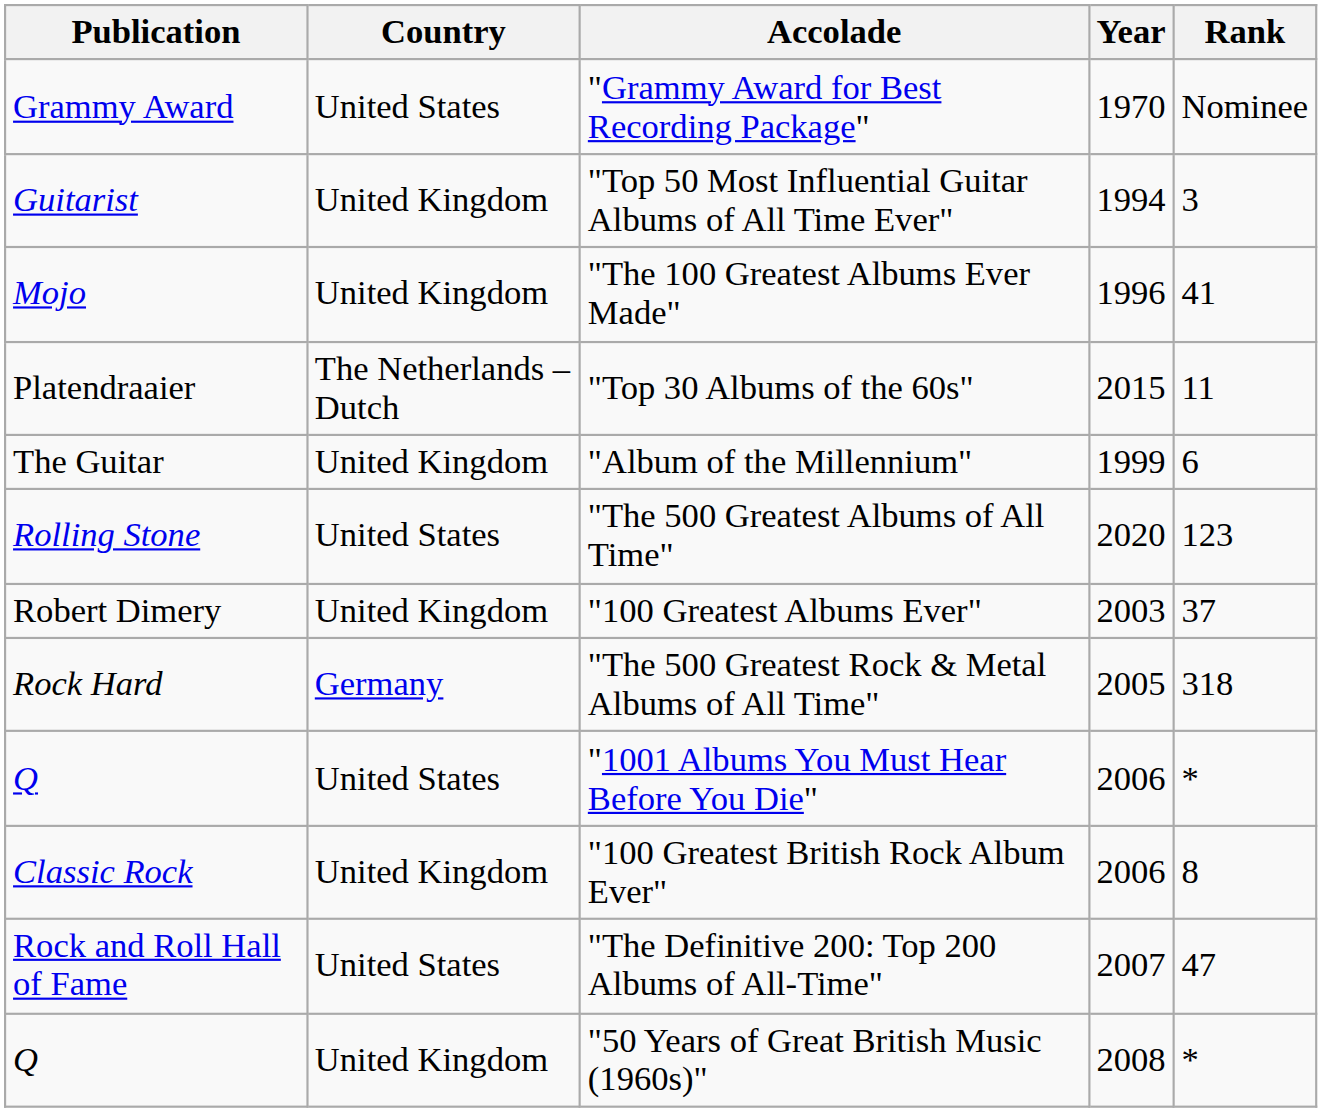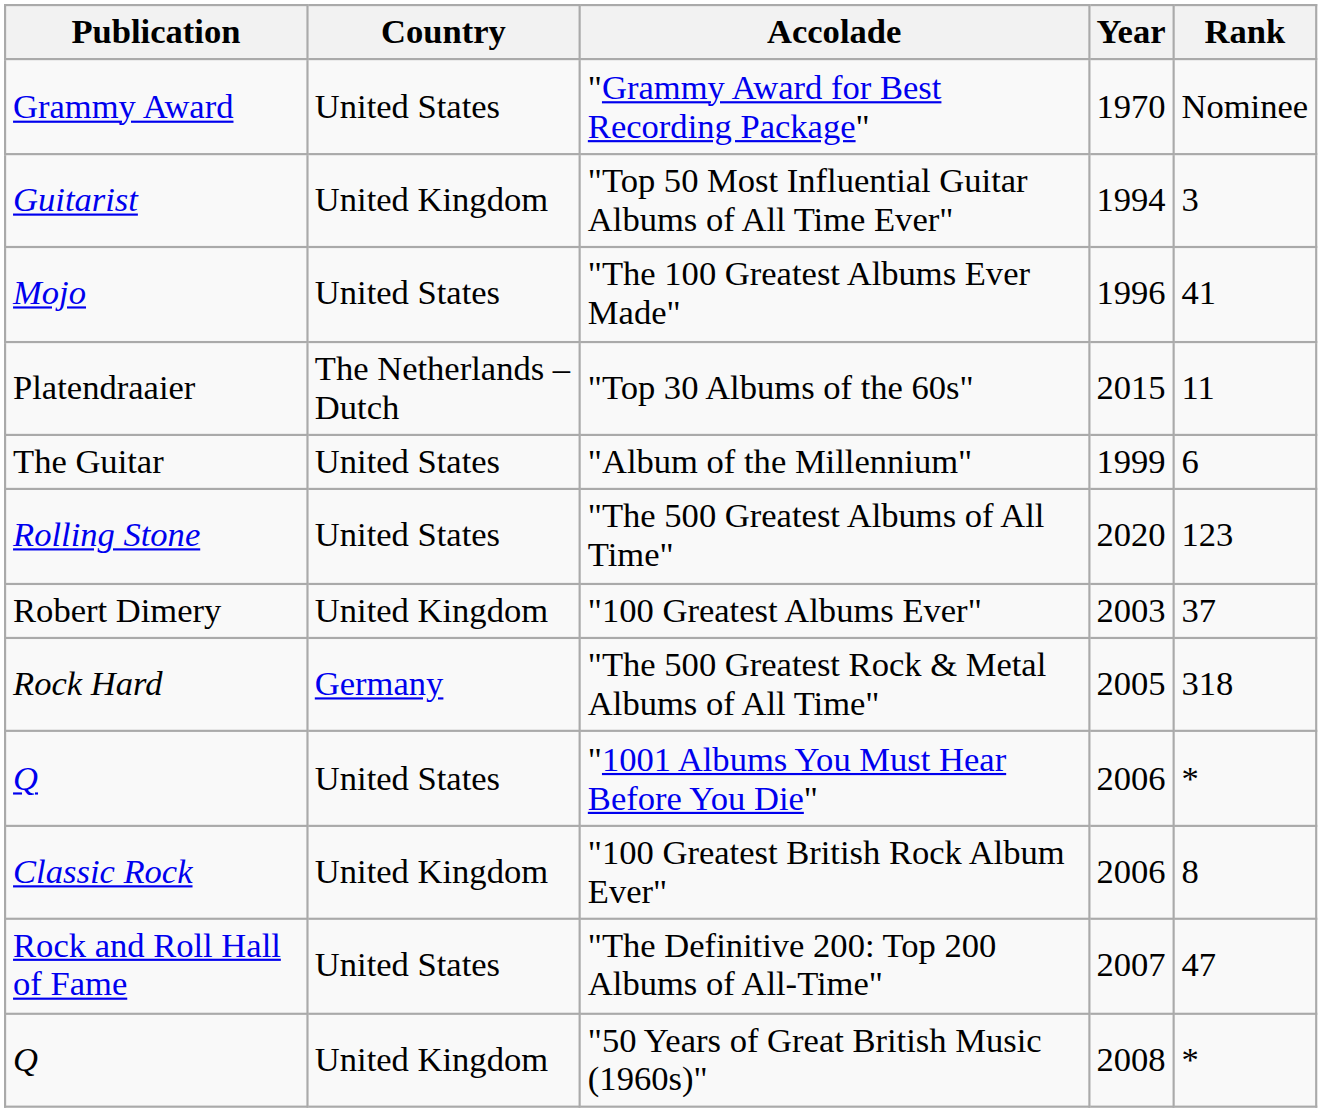(431, 293) United Kingdom -> (407, 293) United States
(431, 461) United Kingdom -> (407, 461) United States
